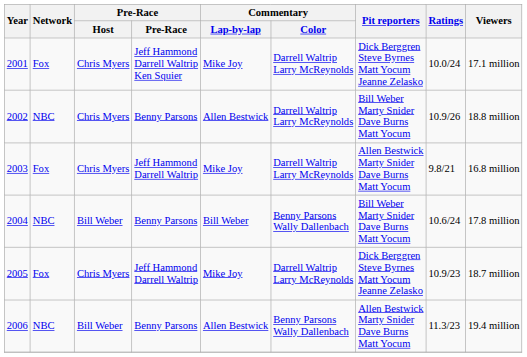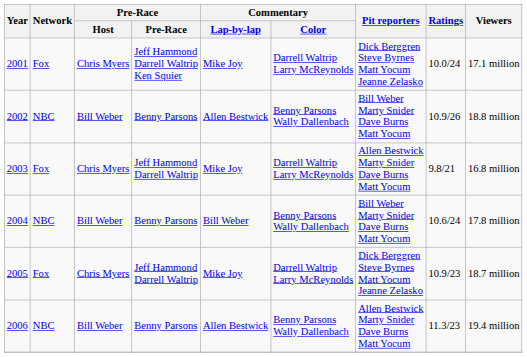(103, 116) Chris Myers -> (100, 116) Bill Weber
(313, 116) Darrell Waltrip Larry McReynolds -> (311, 116) Benny Parsons Wally Dallenbach
